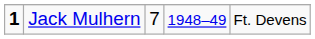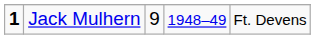(154, 19) 7 -> (154, 19) 9
